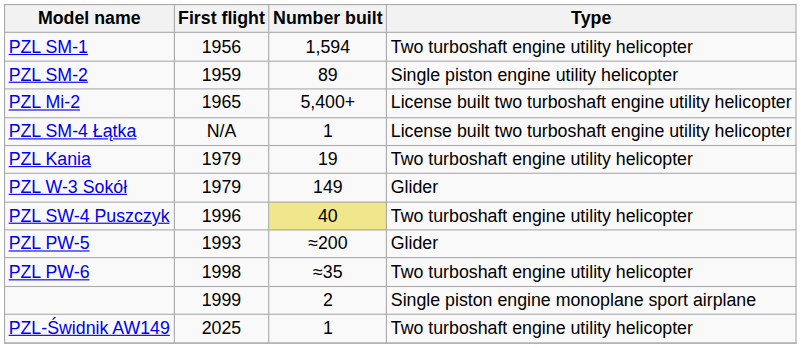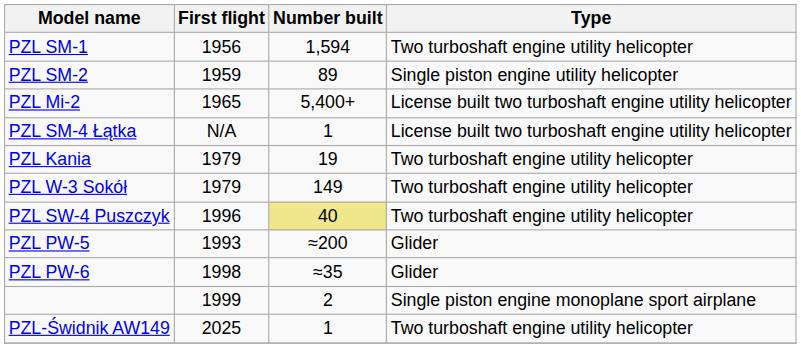(414, 187) Glider -> (542, 187) Two turboshaft engine utility helicopter
(542, 272) Two turboshaft engine utility helicopter -> (414, 272) Glider
